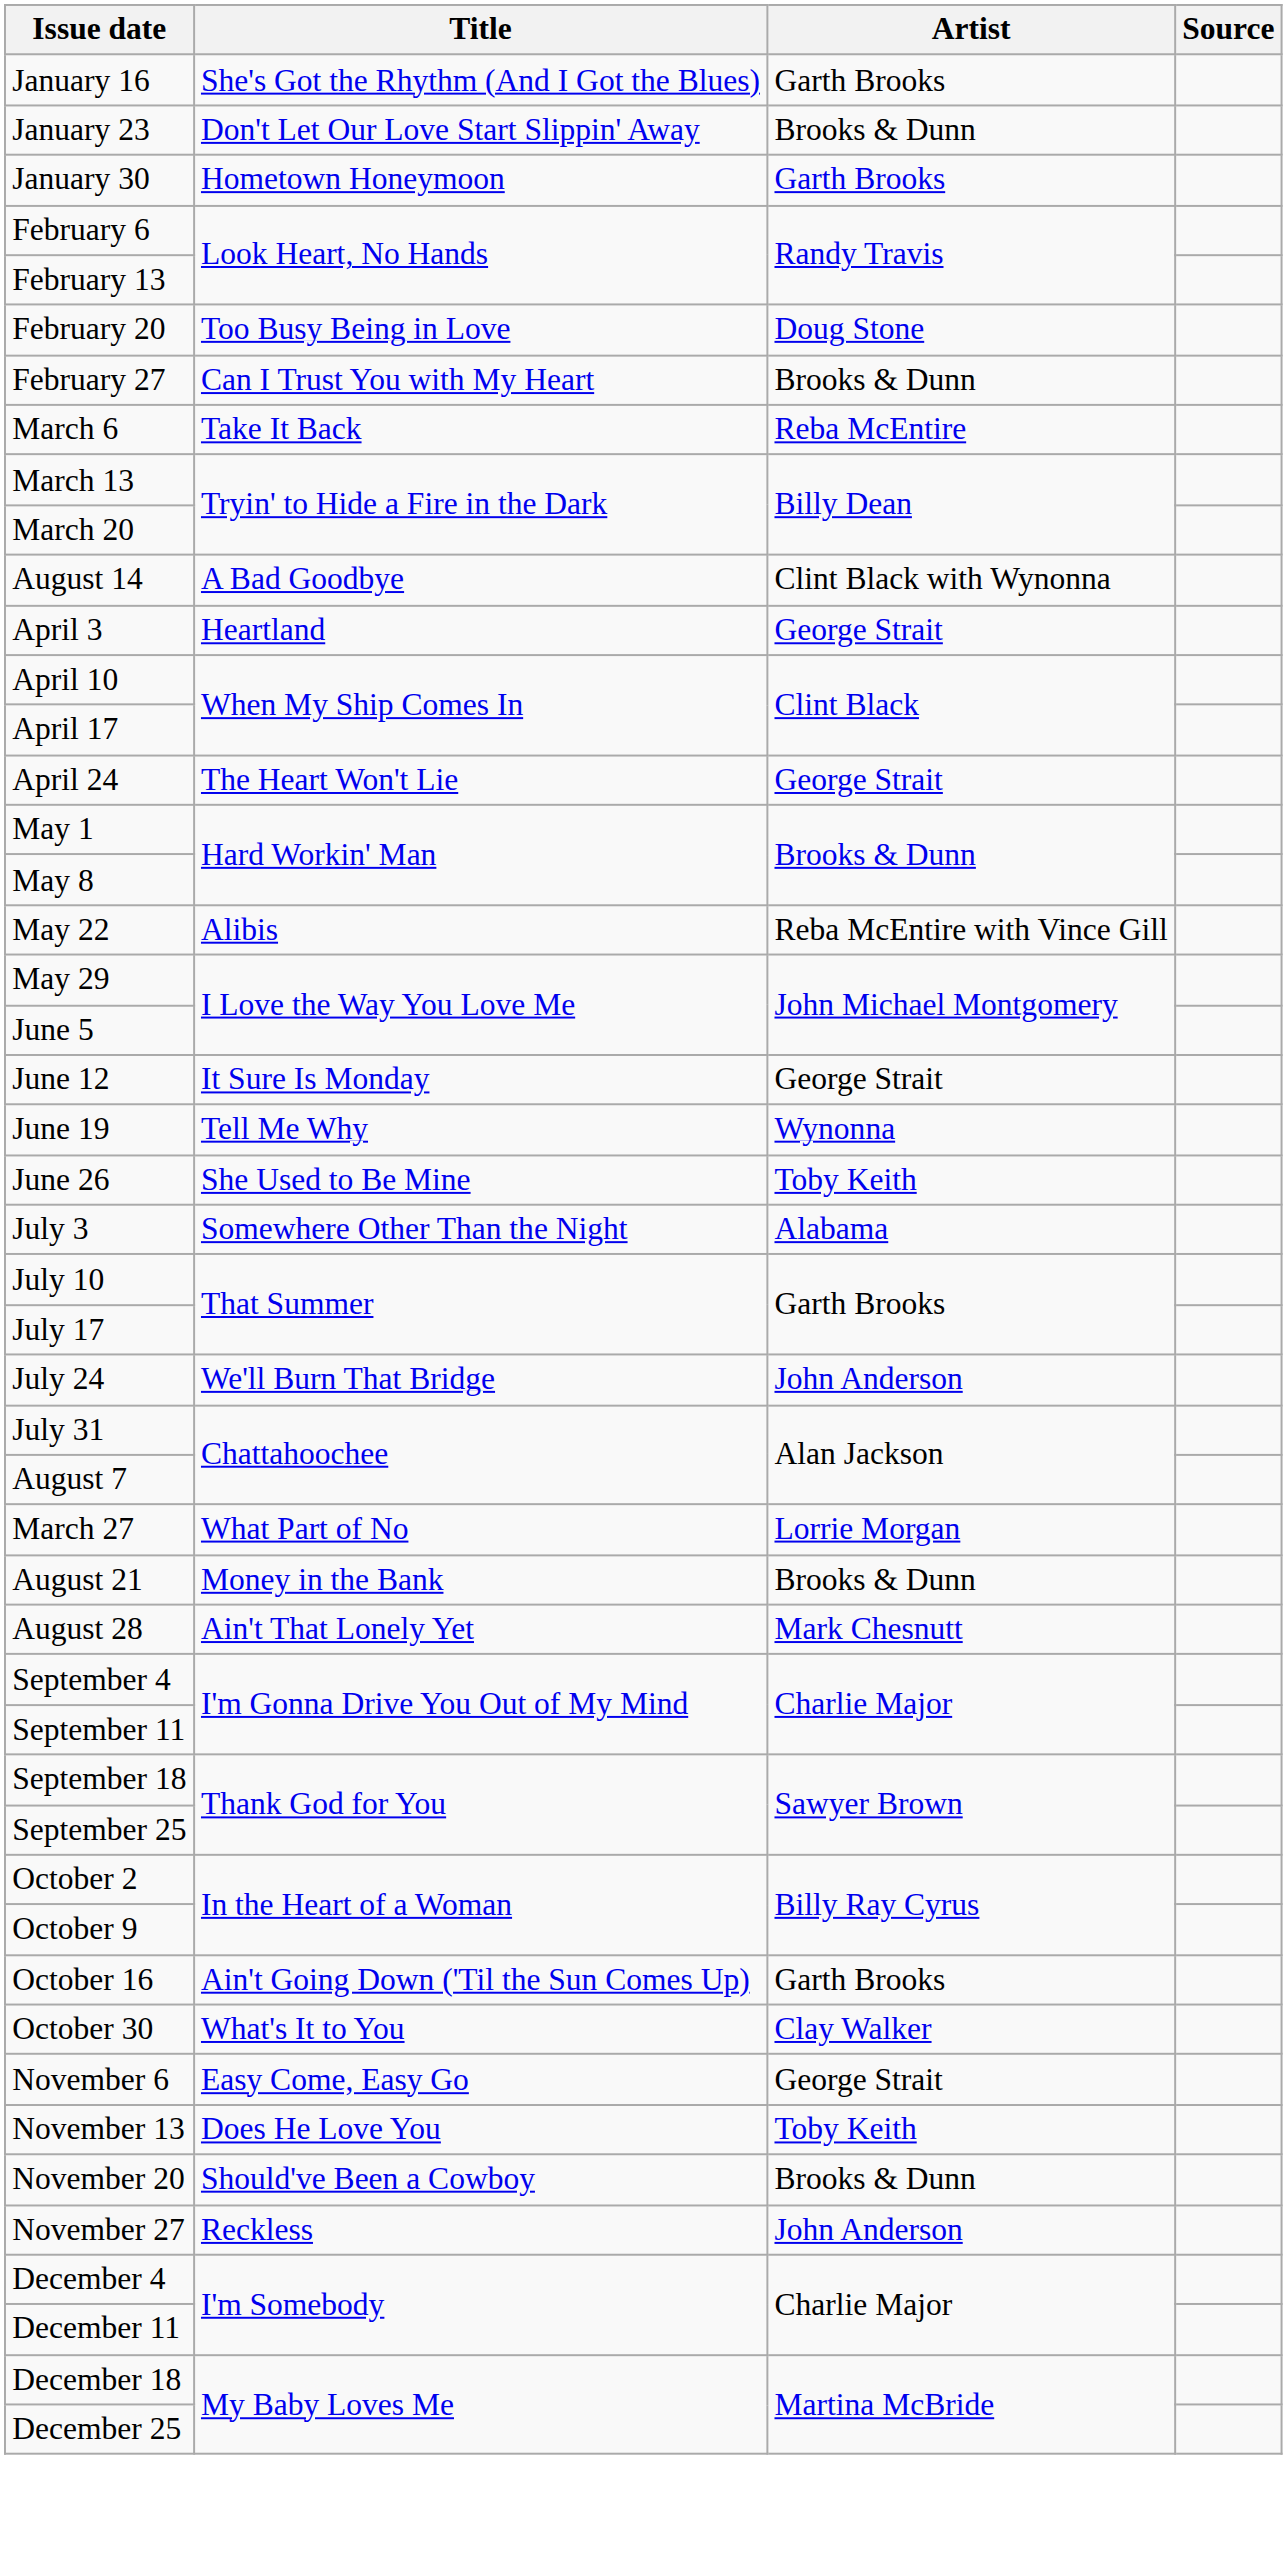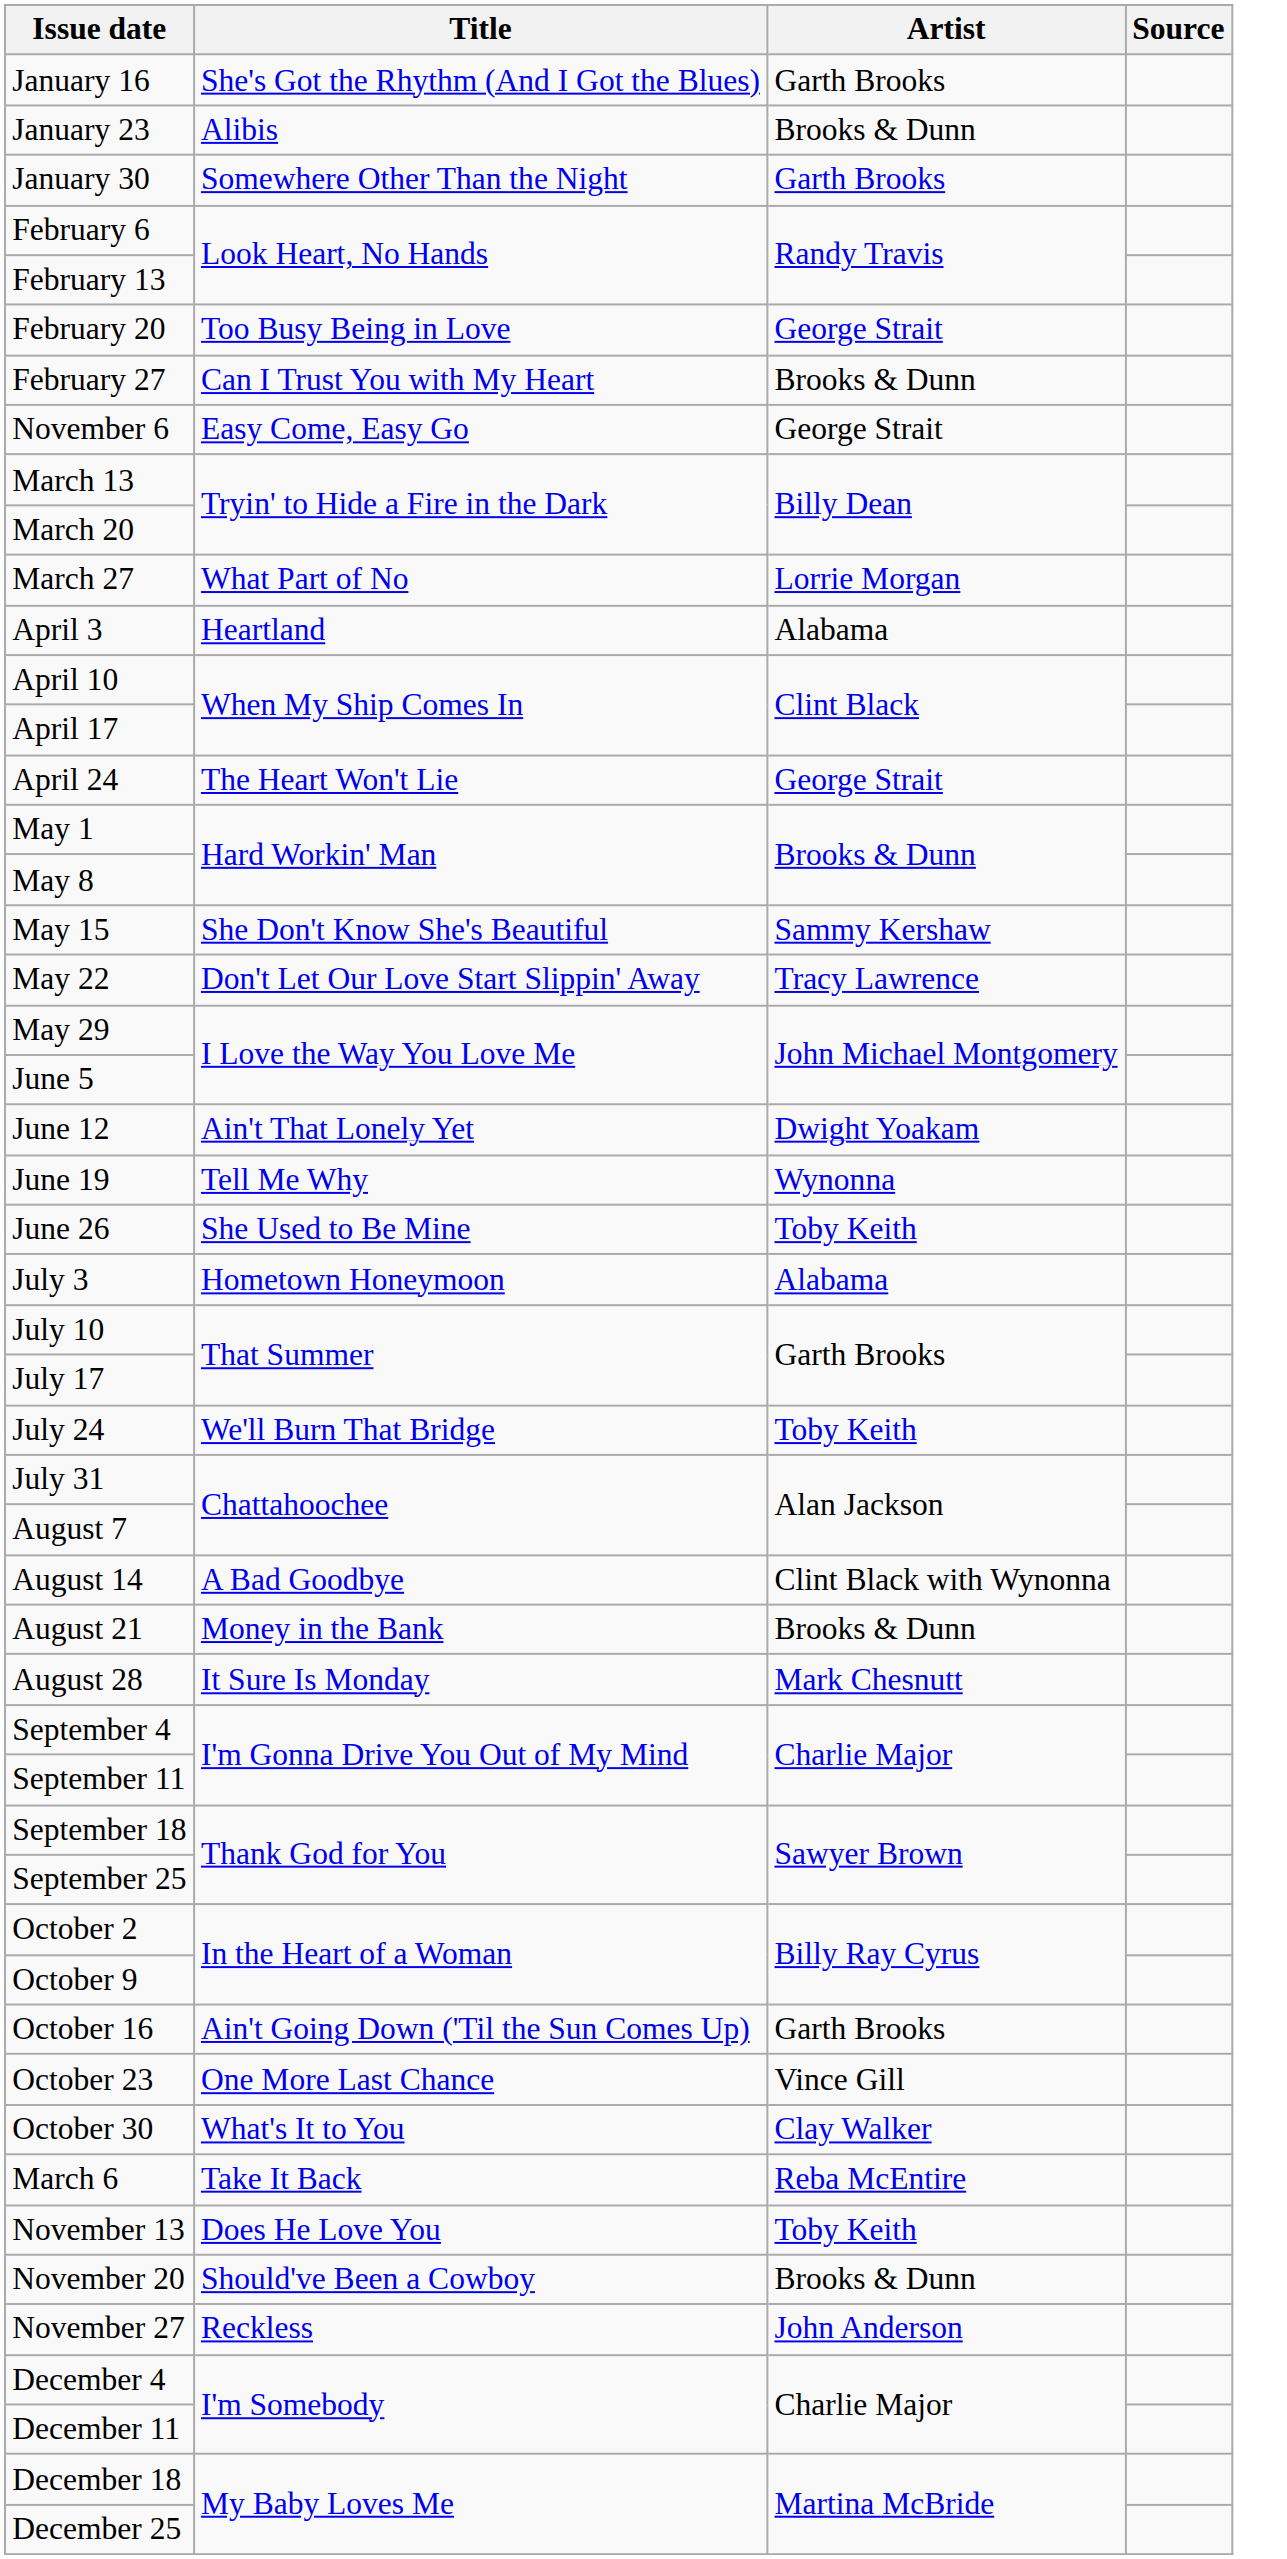(450, 129) Don't Let Our Love Start Slippin' Away -> (240, 129) Alibis
(353, 179) Hometown Honeymoon -> (414, 179) Somewhere Other Than the Night
(849, 329) Doug Stone -> (859, 329) George Strait
rows swapped: (65, 429) <-> (91, 2079)
rows swapped: (73, 1529) <-> (77, 579)
(859, 629) George Strait -> (831, 629) Alabama
+ row: (61, 929)
(240, 929) Alibis -> (450, 979) Don't Let Our Love Start Slippin' Away
(971, 929) Reba McEntire with Vince Gill -> (877, 979) Tracy Lawrence
(315, 1079) It Sure Is Monday -> (337, 1129) Ain't That Lonely Yet
(859, 1079) George Strait -> (877, 1129) Dwight Yoakam
(414, 1229) Somewhere Other Than the Night -> (353, 1279) Hometown Honeymoon
(869, 1379) John Anderson -> (846, 1429) Toby Keith
(337, 1629) Ain't That Lonely Yet -> (315, 1679) It Sure Is Monday
+ row: (83, 2079)
